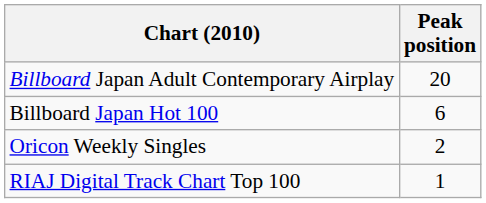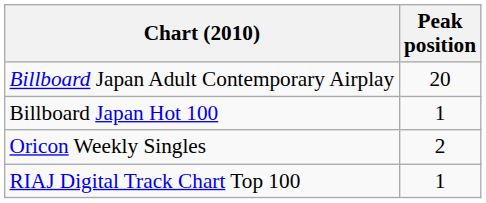(440, 112) 6 -> (440, 112) 1
